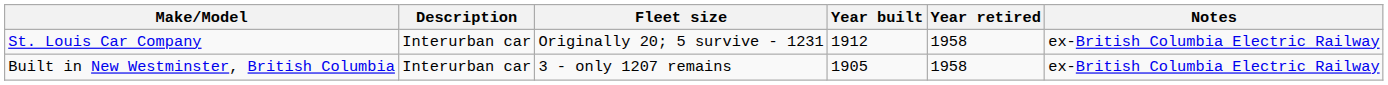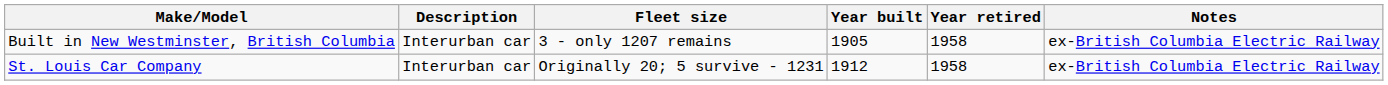rows swapped: (202, 67) <-> (105, 42)
